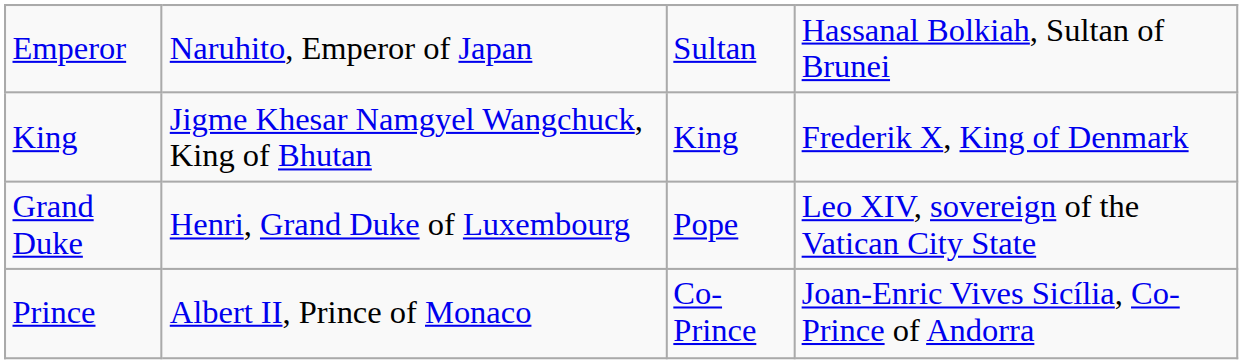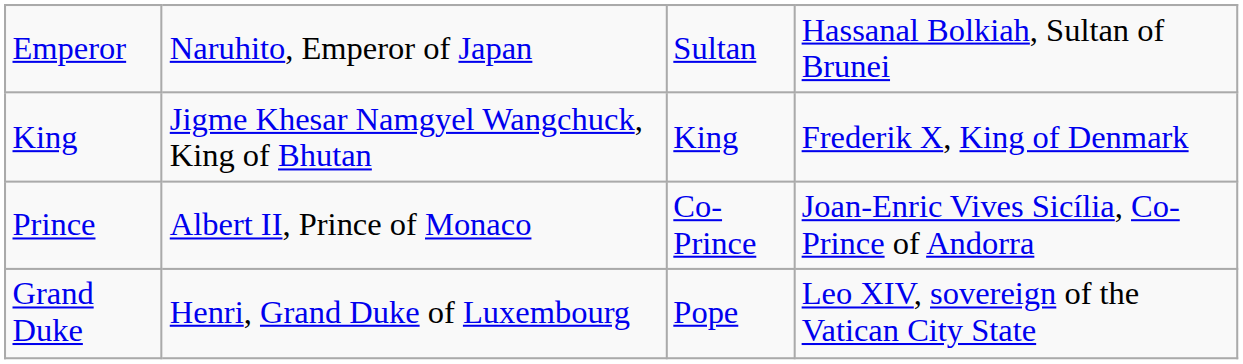rows swapped: (54, 312) <-> (53, 224)
